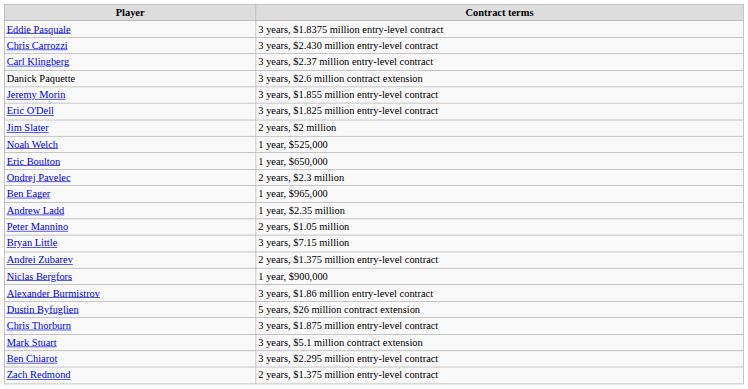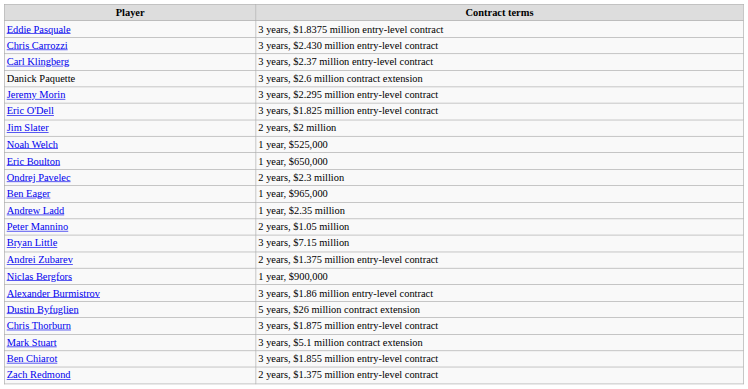(348, 95) 3 years, $1.855 million entry-level contract -> (348, 95) 3 years, $2.295 million entry-level contract
(348, 359) 3 years, $2.295 million entry-level contract -> (348, 359) 3 years, $1.855 million entry-level contract
